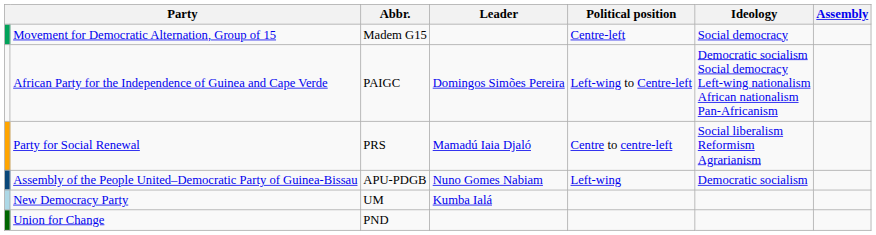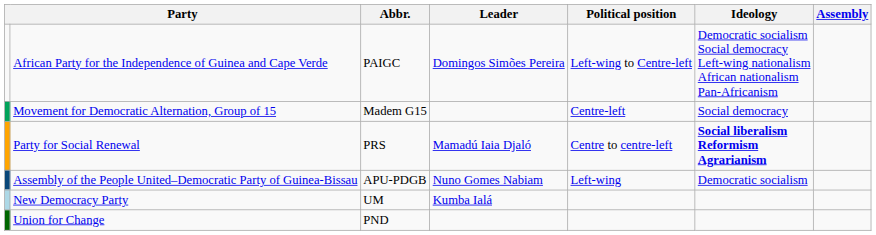rows swapped: (170, 83) <-> (145, 34)
(740, 145) normal -> (743, 145) bold
